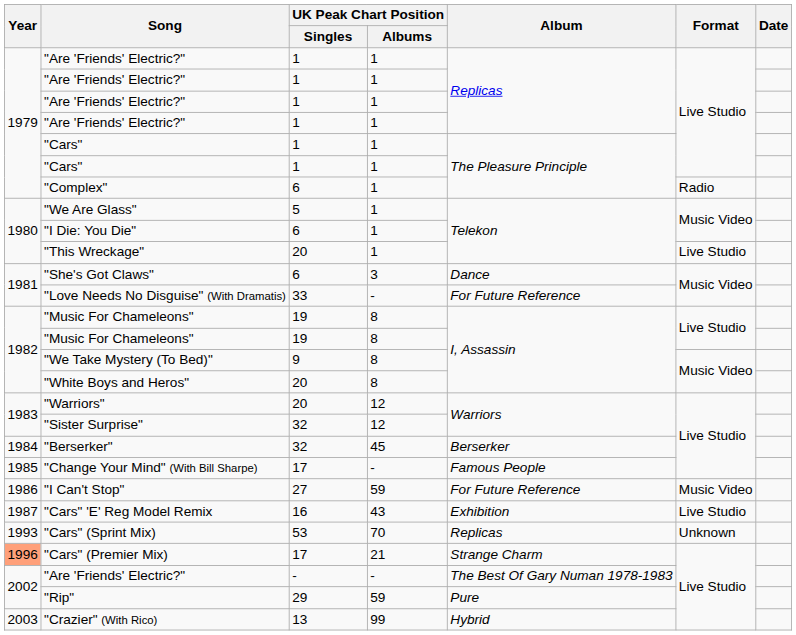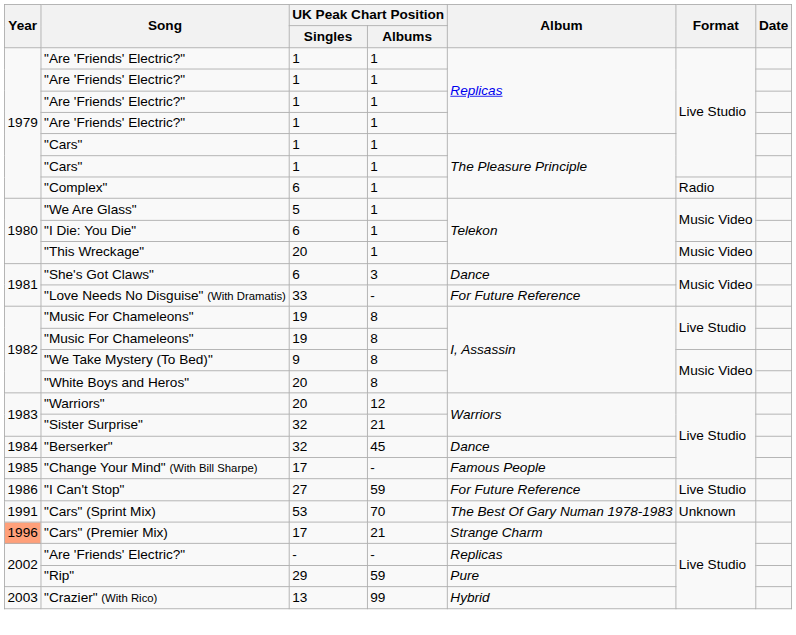(712, 252) Live Studio -> (716, 252) Music Video
(378, 425) 12 -> (378, 425) 21
(480, 446) Berserker -> (470, 446) Dance
(716, 489) Music Video -> (712, 489) Live Studio
- row: (128, 511)
(23, 532) 1993 -> (23, 511) 1991
(476, 532) Replicas -> (561, 511) The Best Of Gary Numan 1978-1983
(561, 576) The Best Of Gary Numan 1978-1983 -> (476, 554) Replicas
